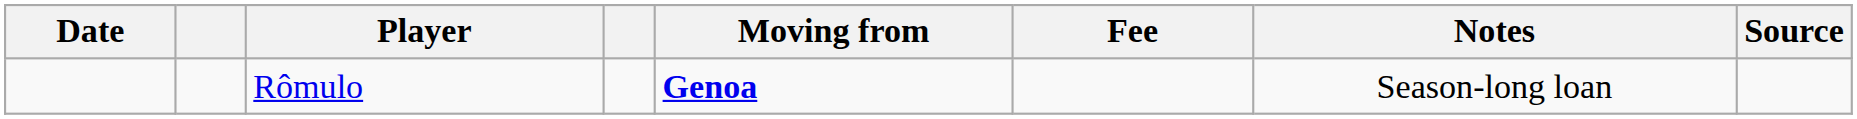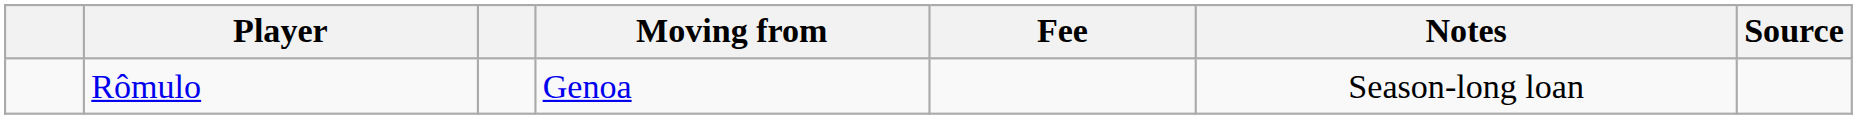- column: (90, 31)
(710, 85) bold -> (587, 85) normal
